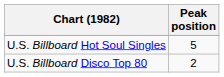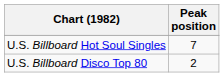(194, 44) 5 -> (194, 44) 7
